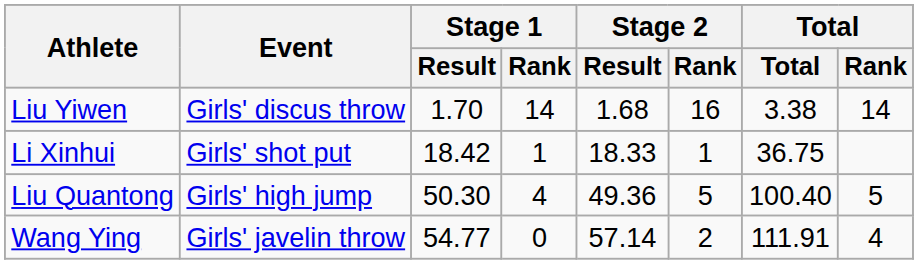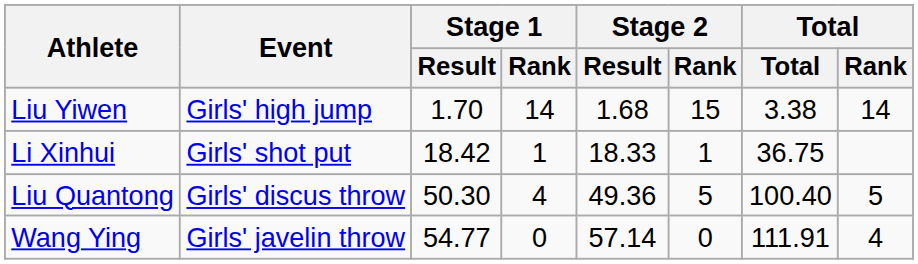(296, 110) Girls' discus throw -> (279, 110) Girls' high jump
(705, 110) 16 -> (705, 110) 15
(279, 195) Girls' high jump -> (296, 195) Girls' discus throw
(705, 238) 2 -> (705, 238) 0
